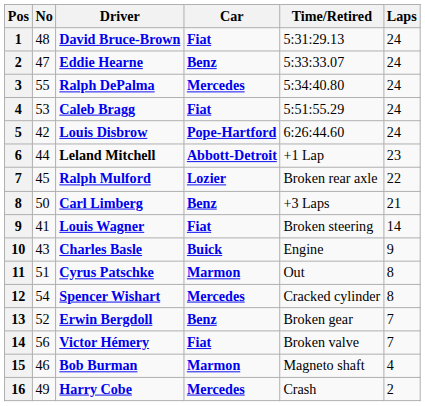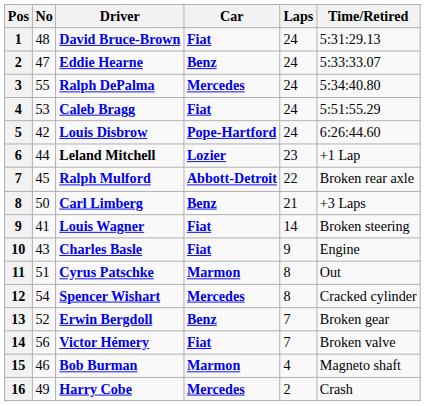columns swapped: (402, 16) <-> (332, 16)
(232, 156) Abbott-Detroit -> (207, 156) Lozier
(207, 179) Lozier -> (232, 179) Abbott-Detroit
(205, 249) Buick -> (199, 249) Fiat
